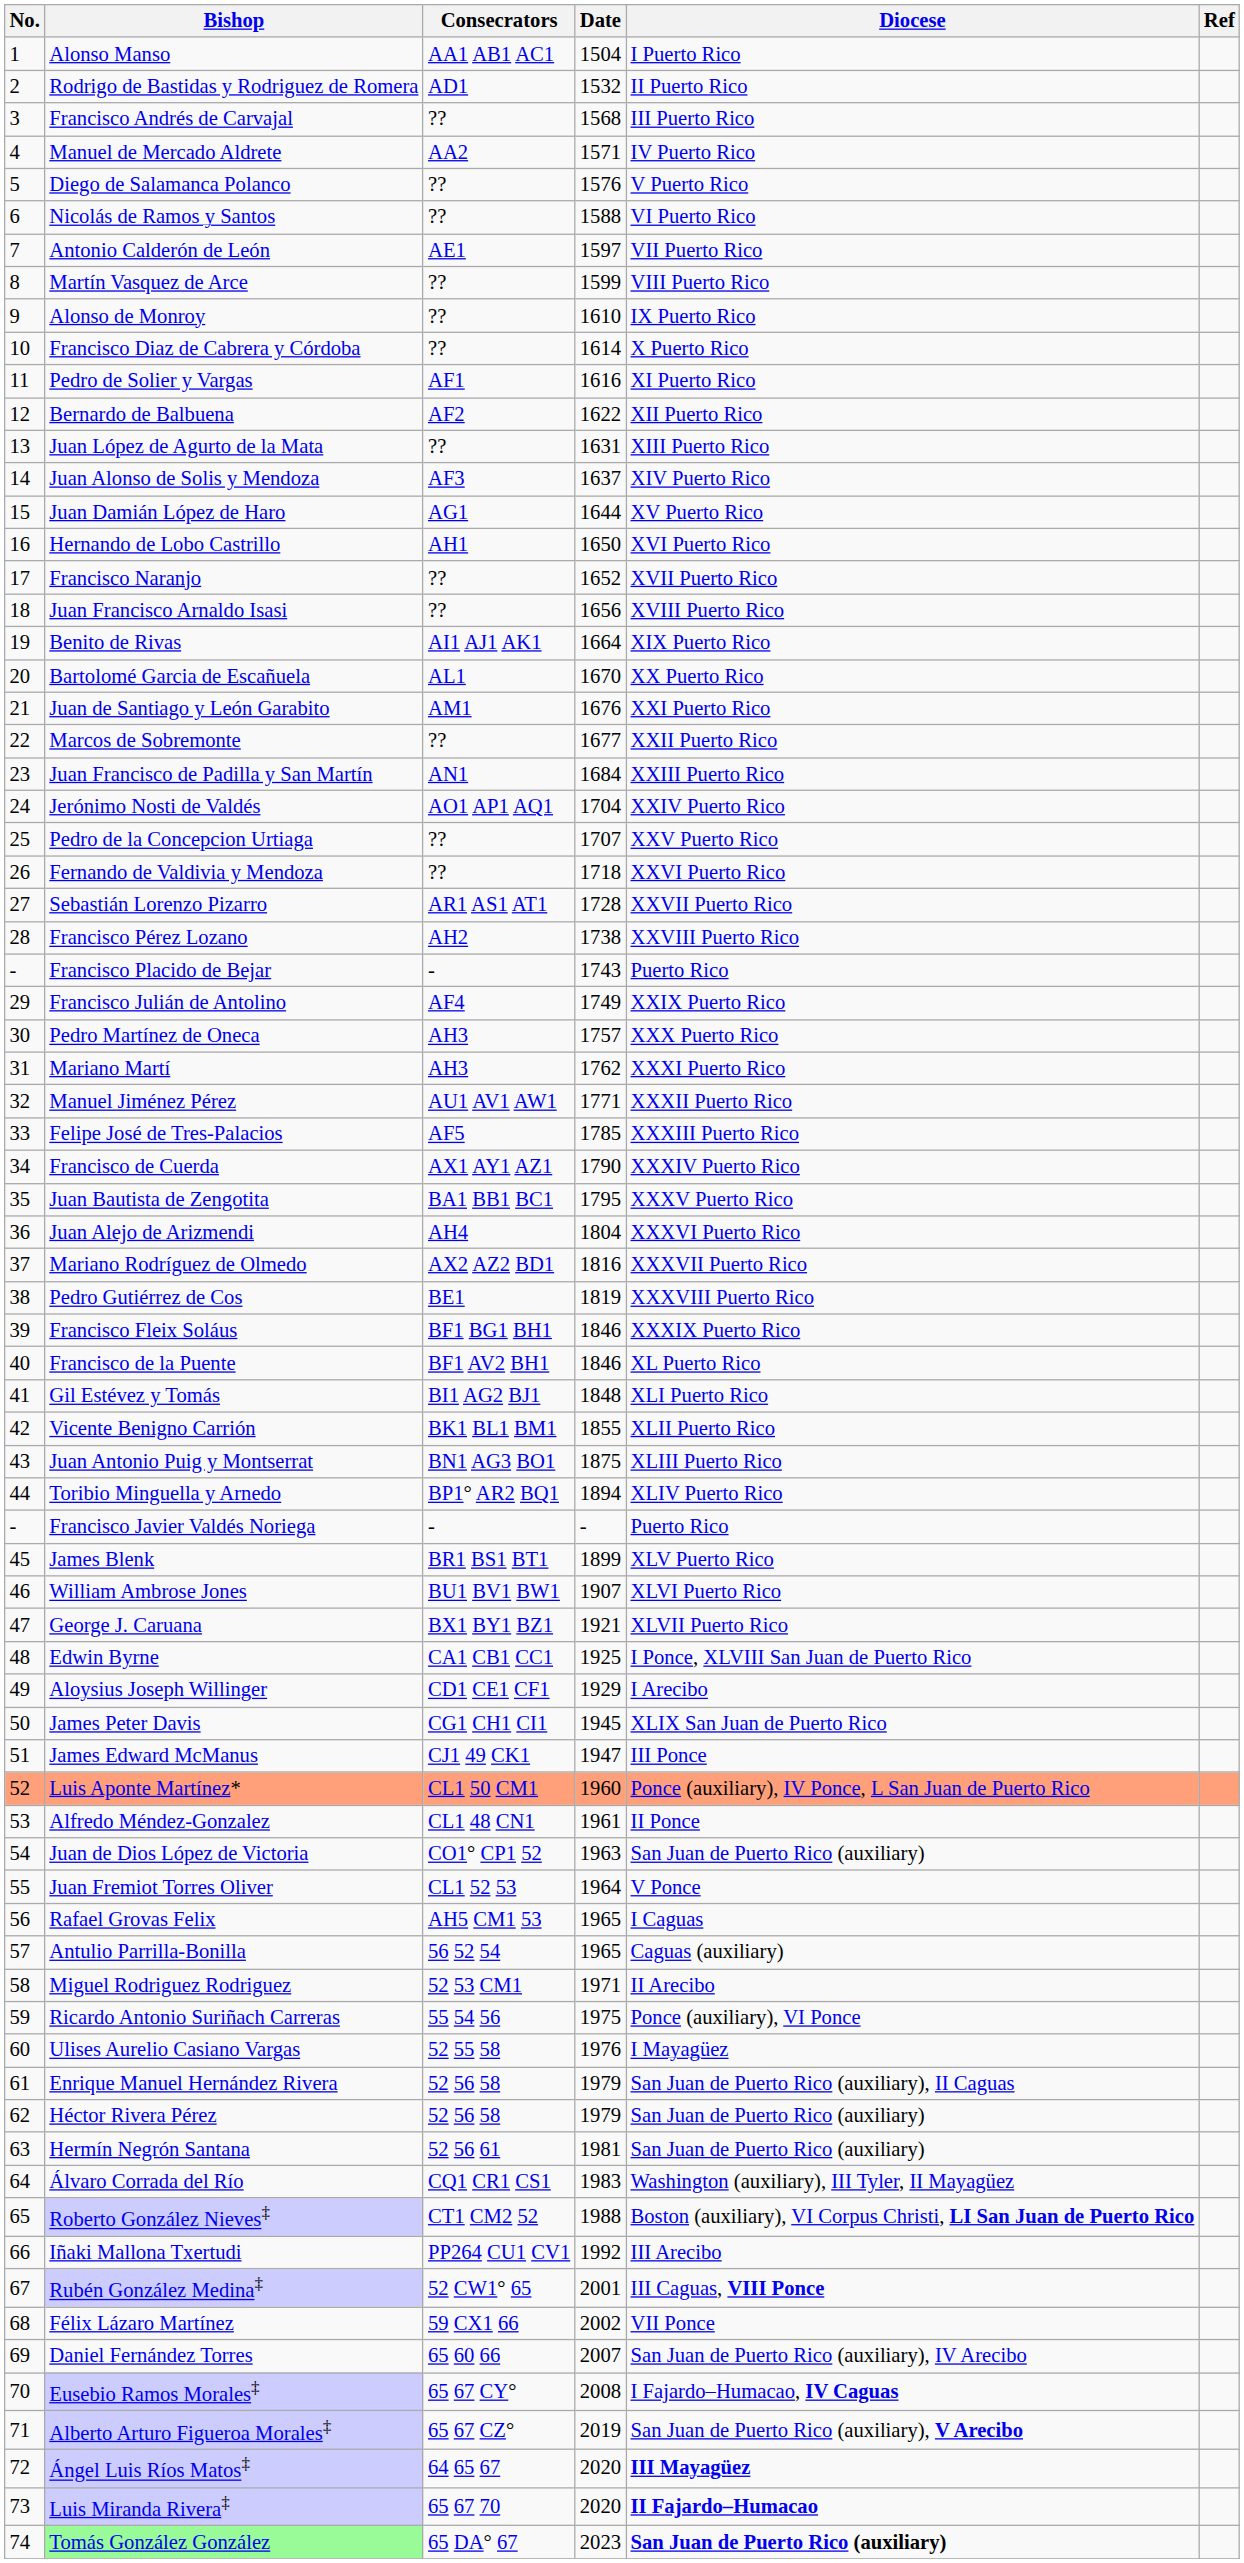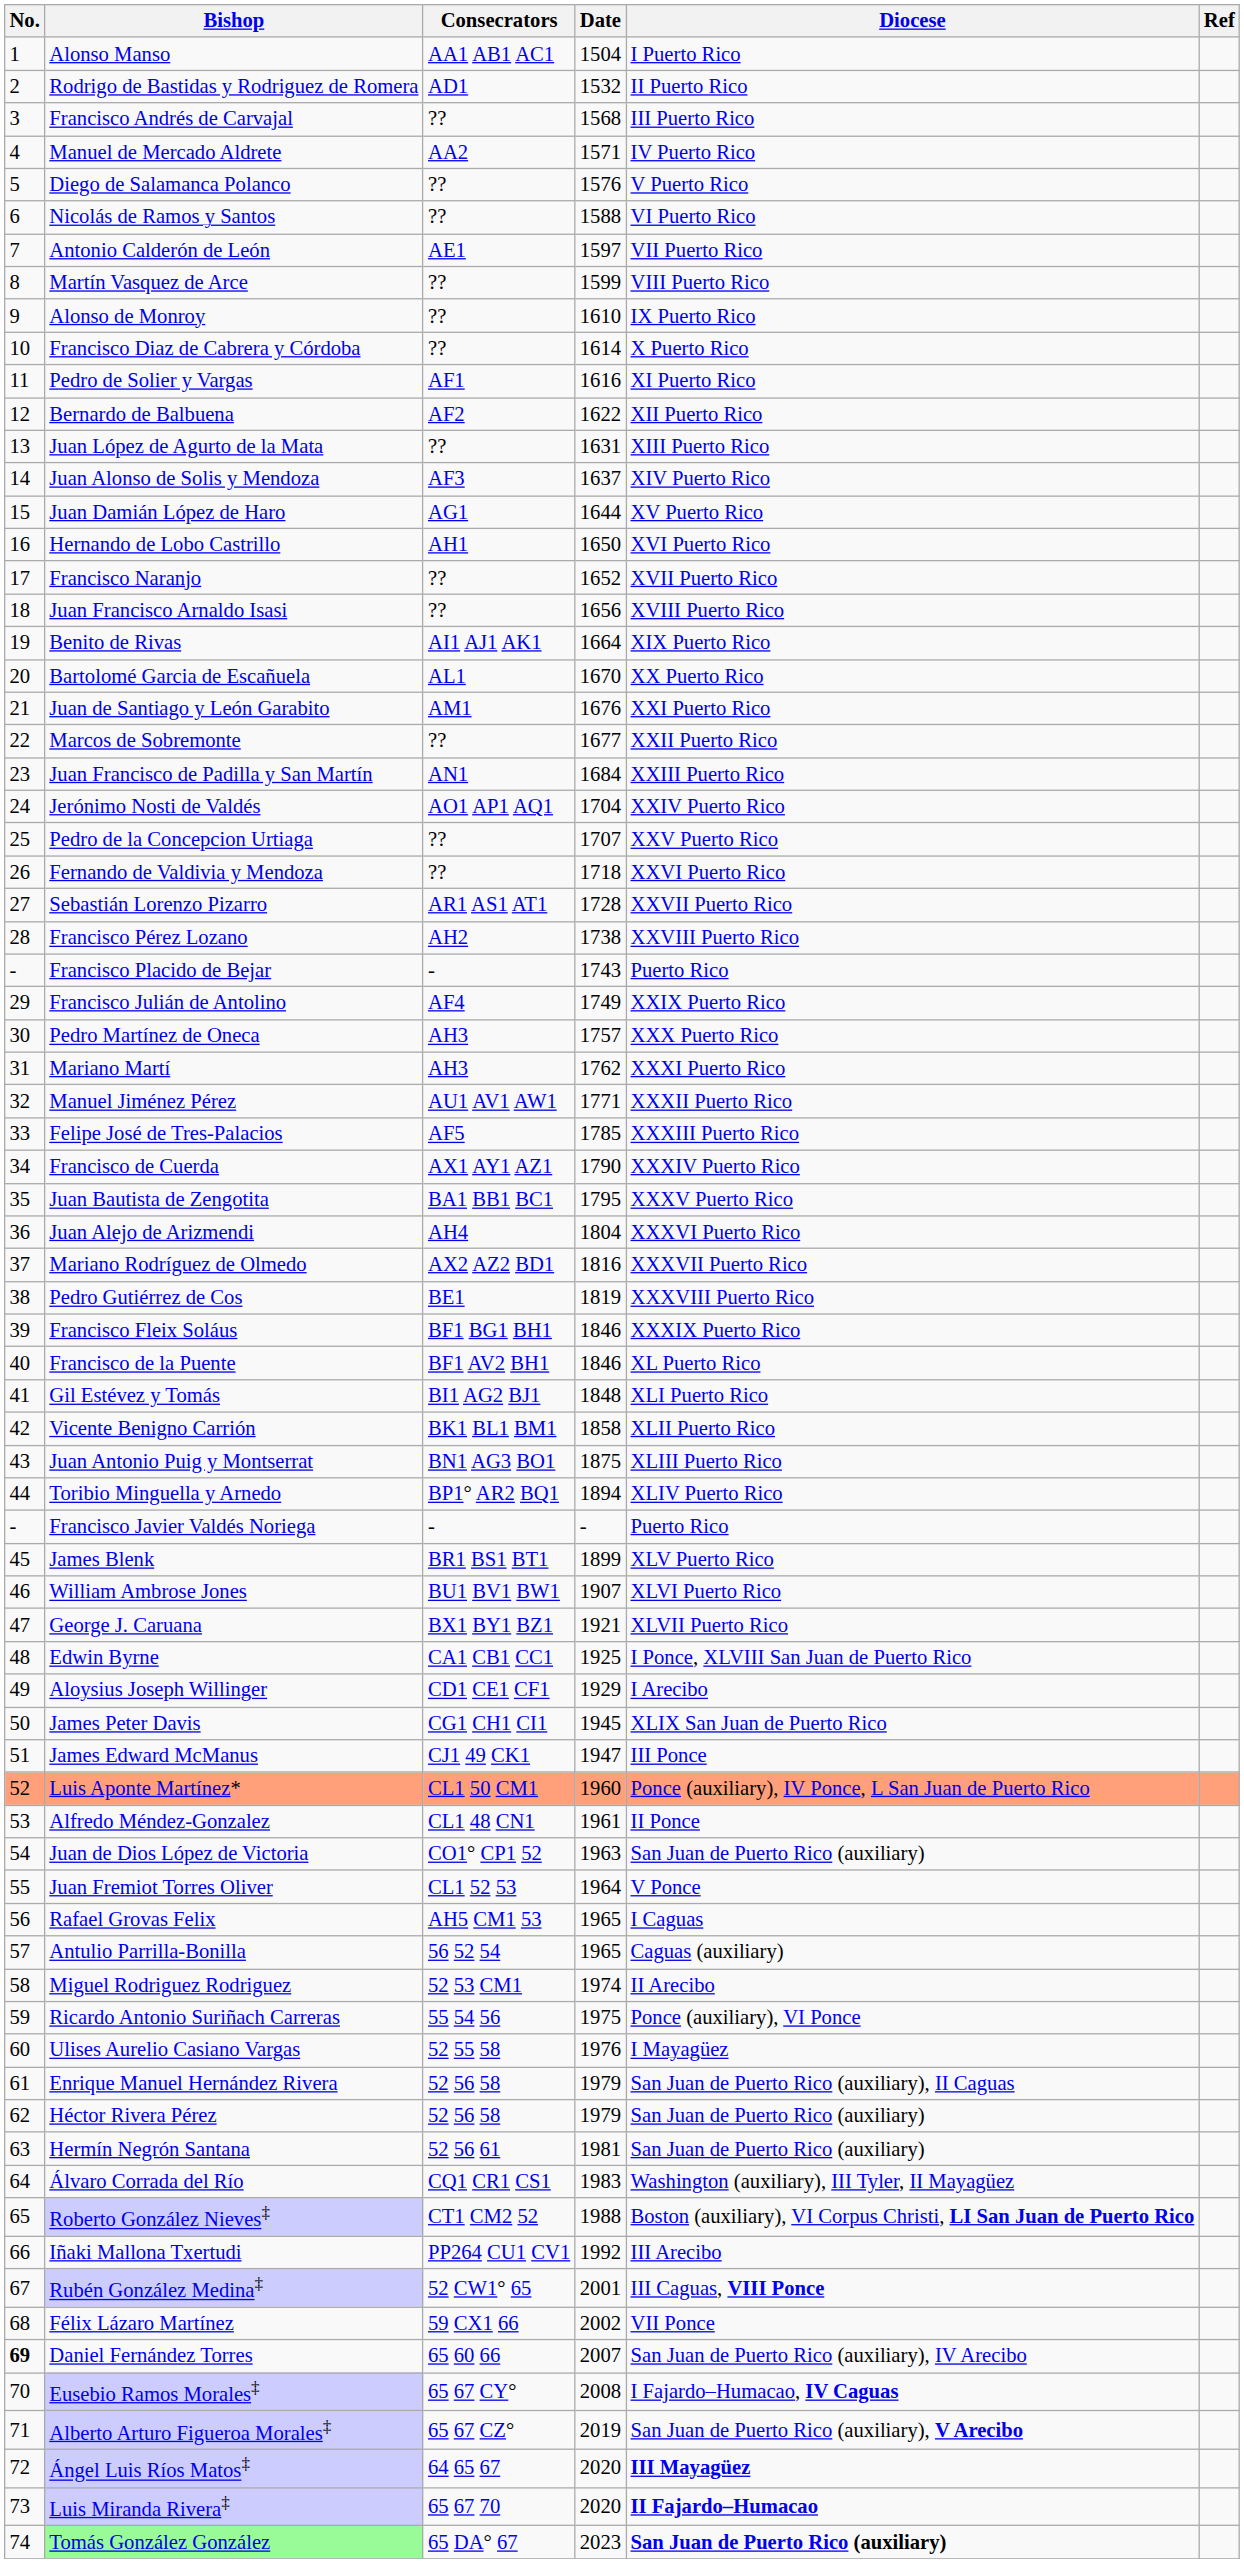(600, 1428) 1855 -> (600, 1428) 1858
(600, 1984) 1971 -> (600, 1984) 1974
(20, 2356) normal -> (20, 2356) bold
